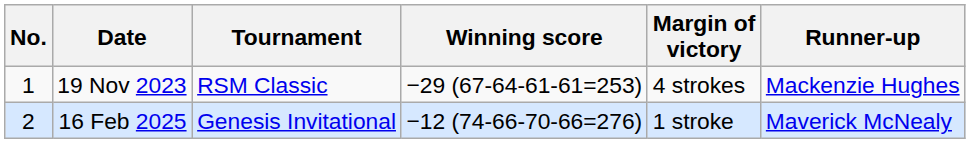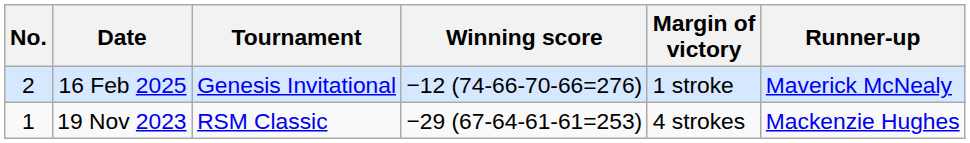rows swapped: (122, 85) <-> (123, 121)
